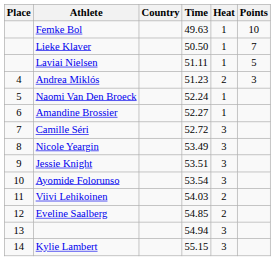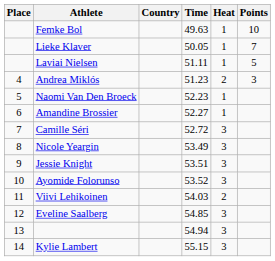(196, 46) 50.50 -> (196, 46) 50.05
(196, 96) 52.24 -> (196, 96) 52.23
(196, 180) 53.54 -> (196, 180) 53.52
(224, 213) 2 -> (224, 213) 3
